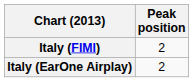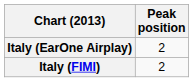rows swapped: (70, 47) <-> (70, 67)
